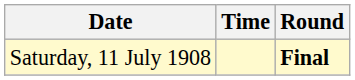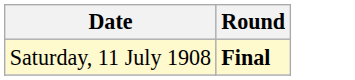- column: (246, 22)
